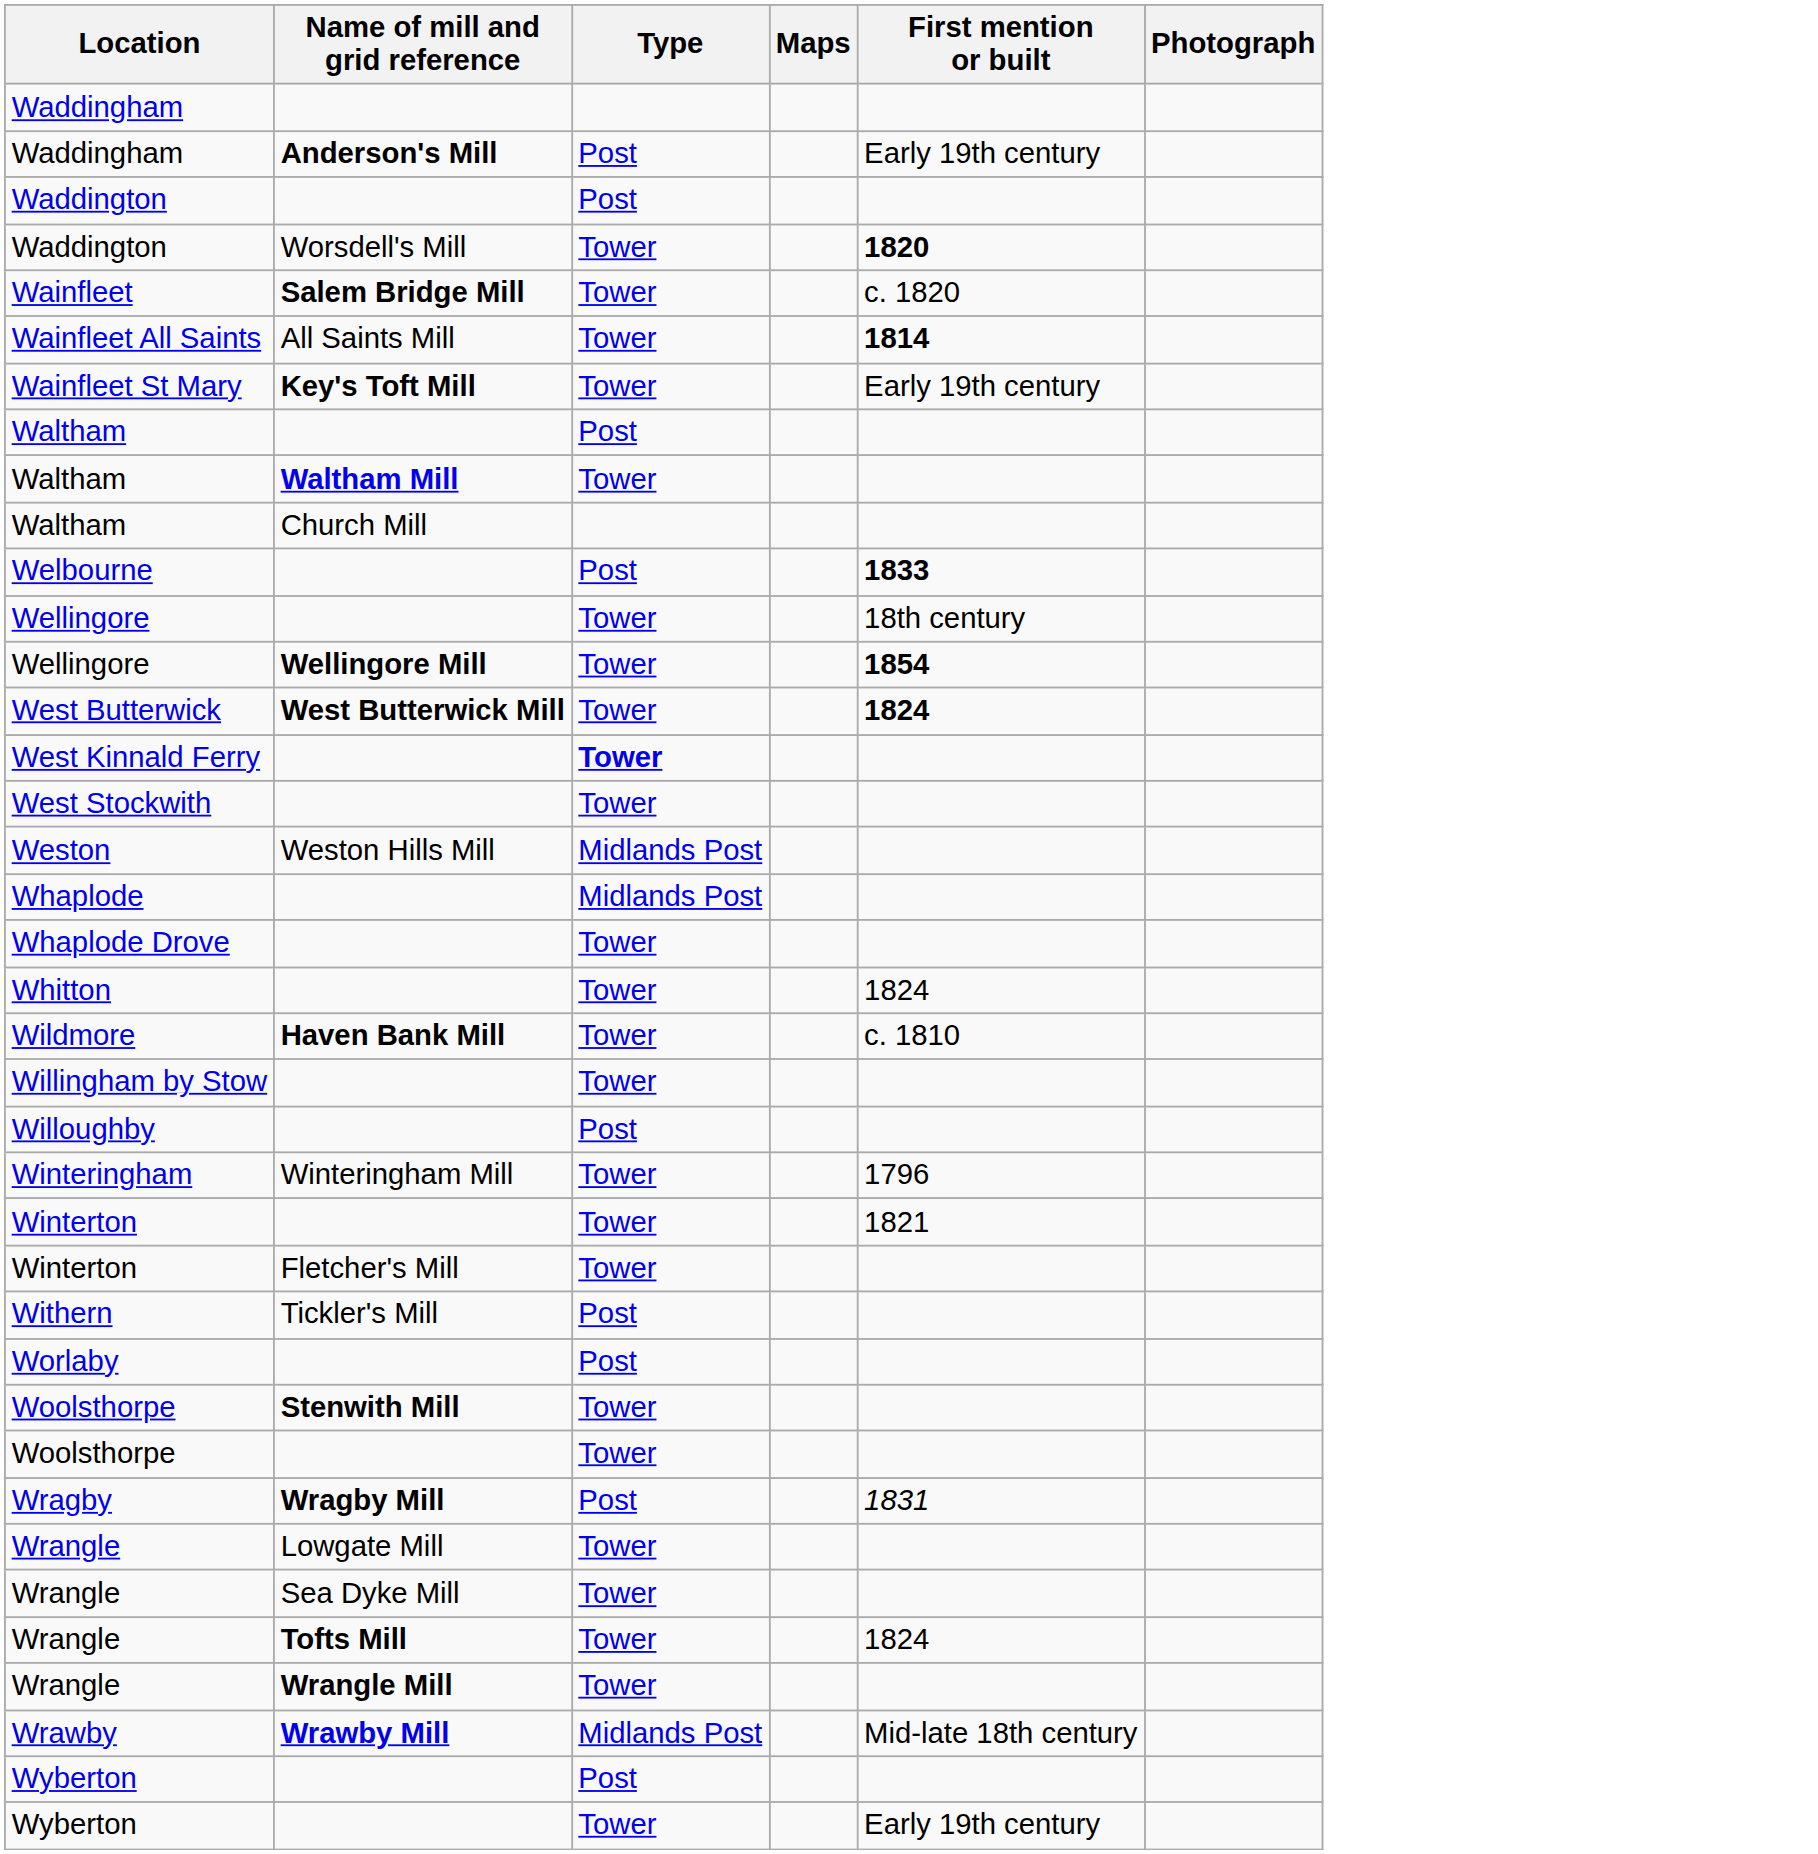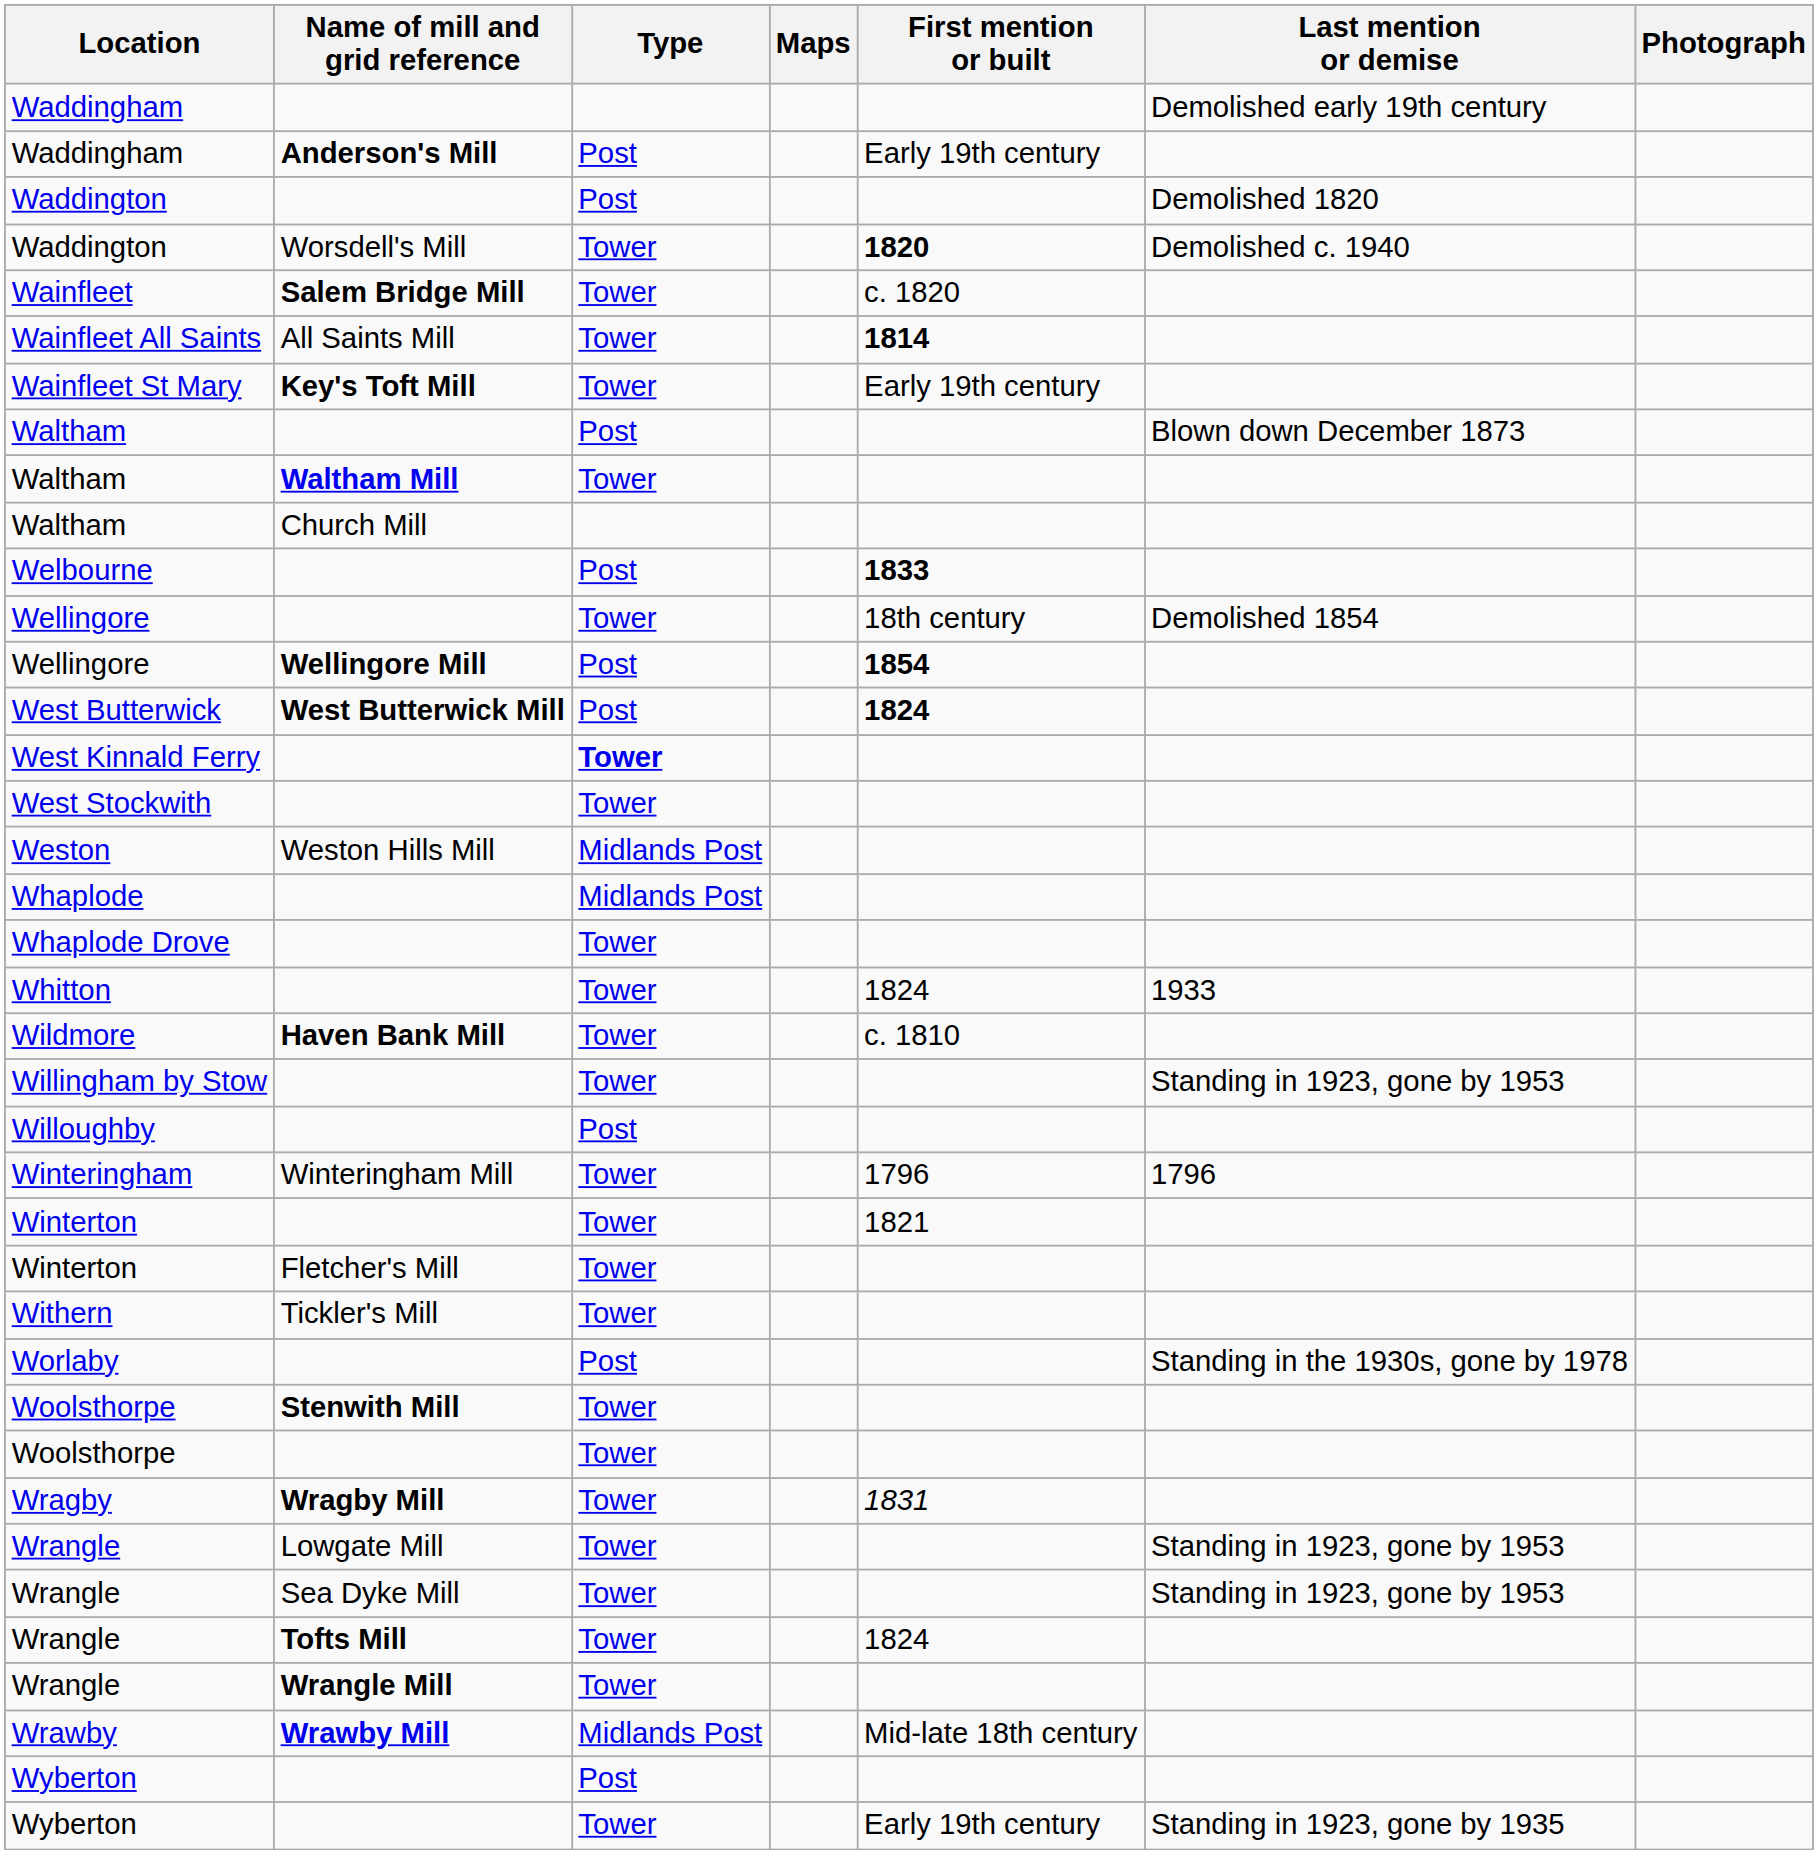+ column: (1390, 44)
(617, 664) Tower -> (608, 664) Post
(617, 710) Tower -> (608, 710) Post
(608, 1314) Post -> (617, 1314) Tower
(608, 1500) Post -> (617, 1500) Tower
